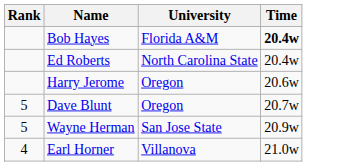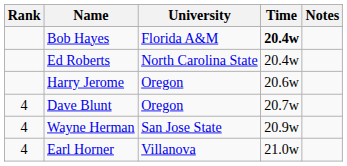+ column: (322, 15)
(24, 104) 5 -> (24, 104) 4
(24, 127) 5 -> (24, 127) 4
